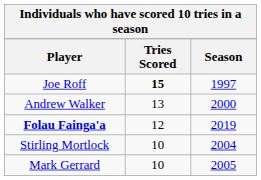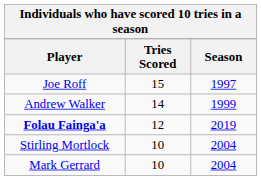(158, 84) bold -> (158, 84) normal
(158, 104) 13 -> (158, 104) 14
(223, 104) 2000 -> (223, 104) 1999
(223, 165) 2005 -> (223, 165) 2004
